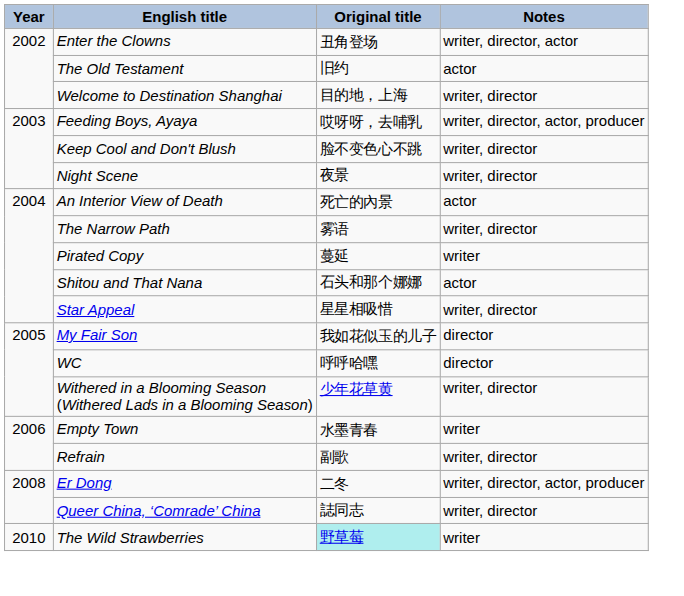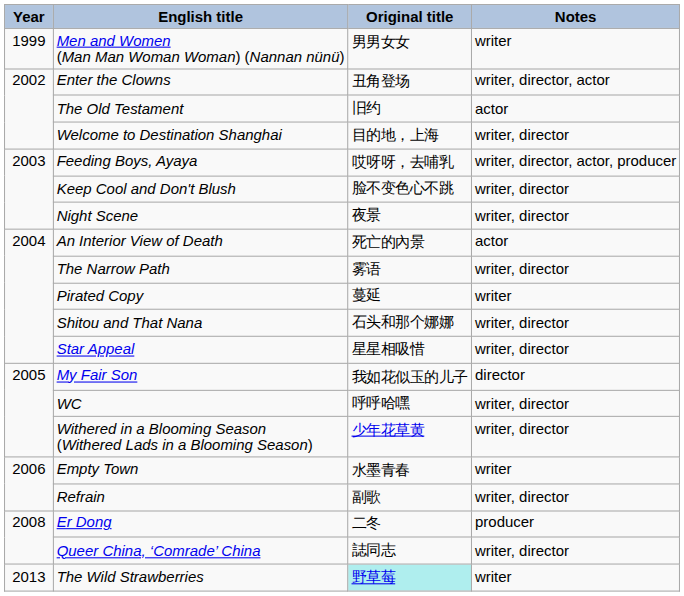+ row: (201, 49)
(460, 283) actor -> (522, 323) writer, director
(468, 363) director -> (522, 404) writer, director
(544, 482) writer, director, actor, producer -> (505, 523) producer
(29, 538) 2010 -> (29, 578) 2013
